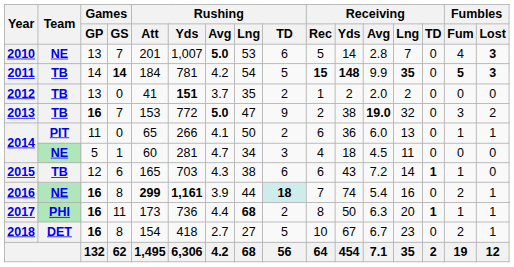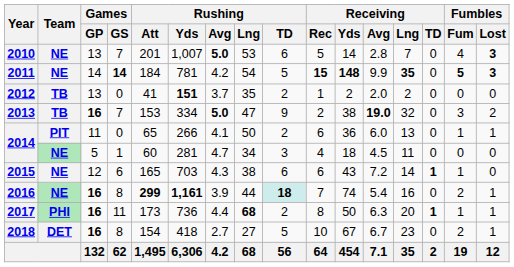(59, 73) TB -> (59, 73) NE
(187, 113) 772 -> (187, 113) 334
(59, 172) TB -> (59, 172) NE
